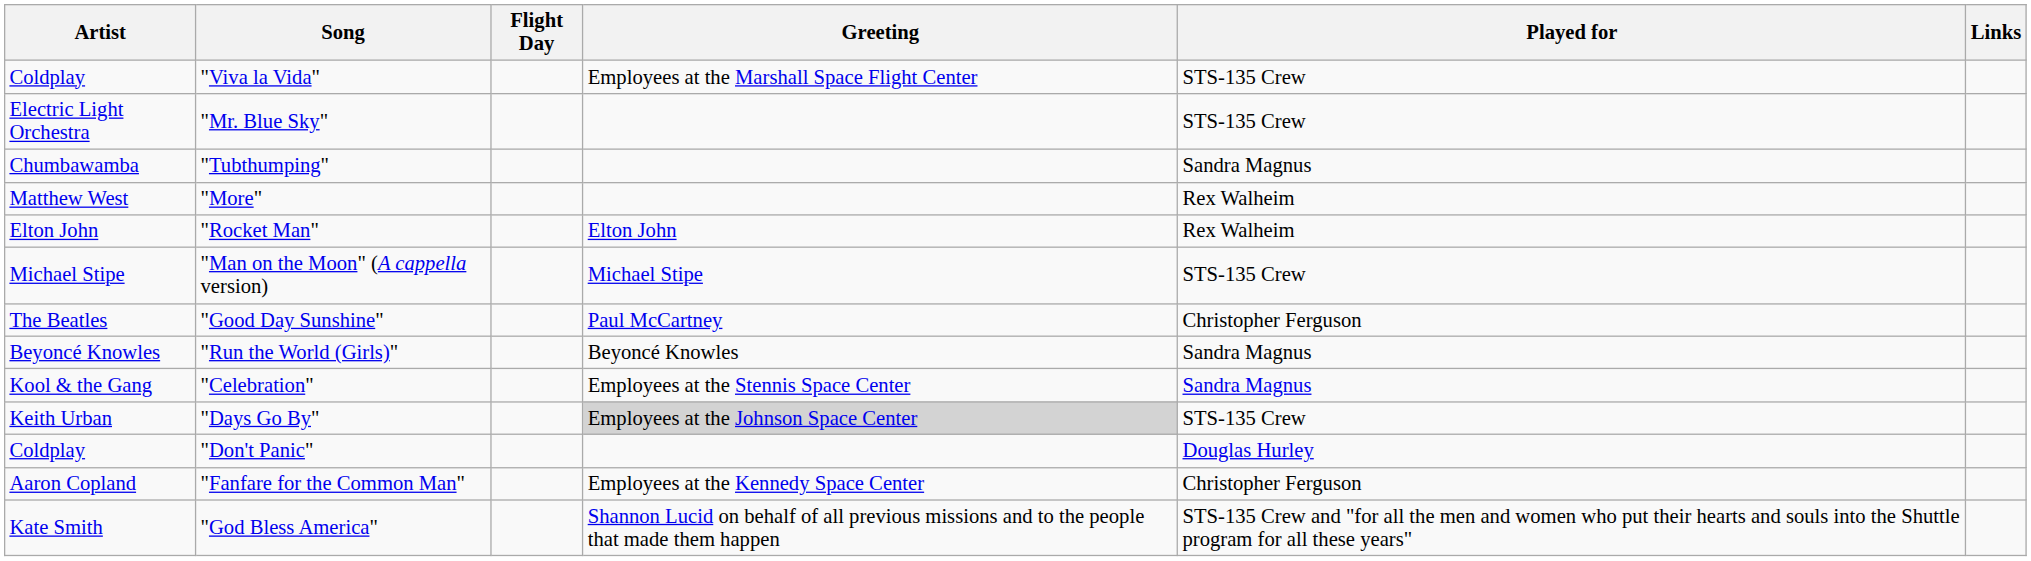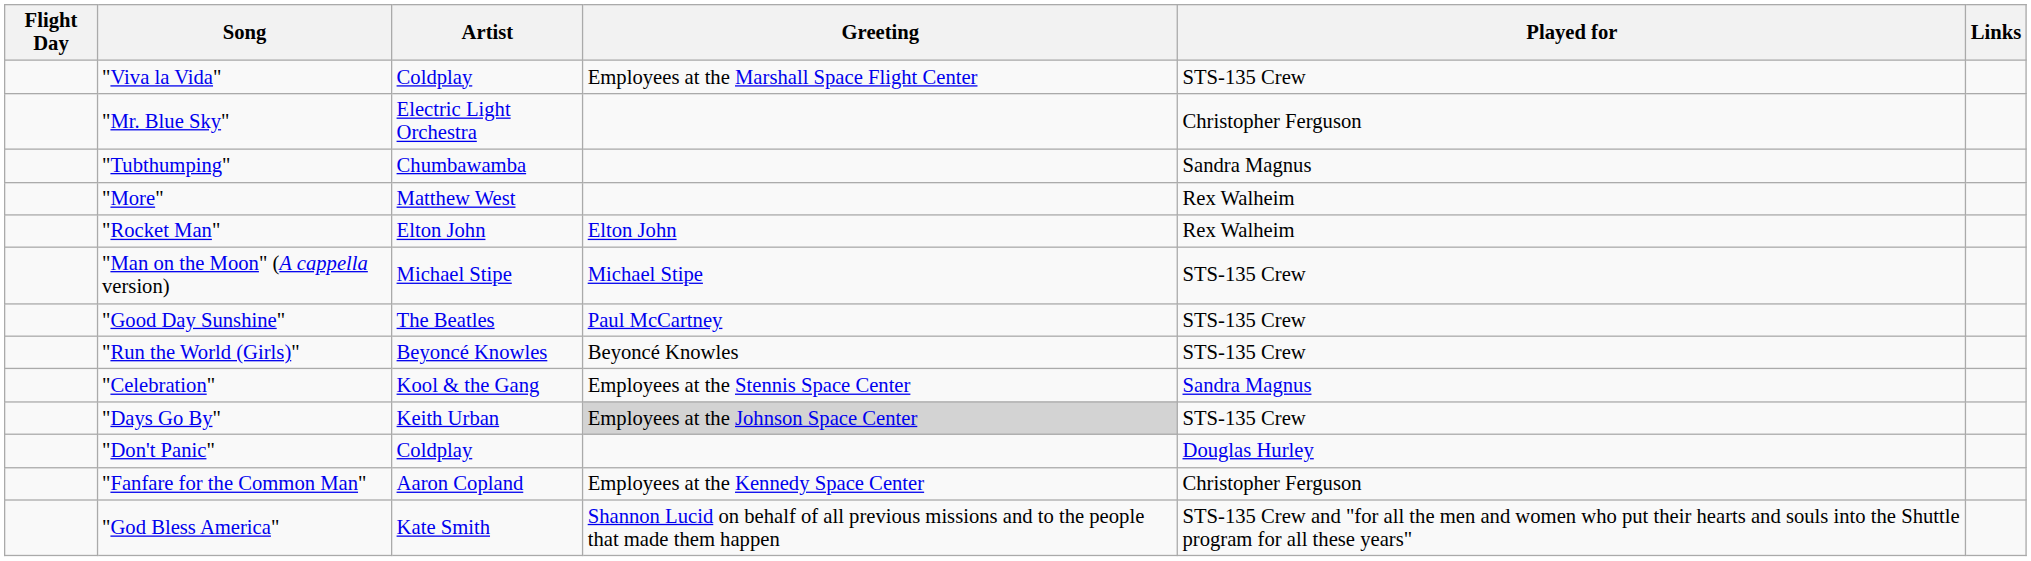columns swapped: (537, 32) <-> (100, 32)
(1244, 121) STS-135 Crew -> (1272, 121) Christopher Ferguson
(1272, 319) Christopher Ferguson -> (1244, 319) STS-135 Crew
(1247, 352) Sandra Magnus -> (1244, 352) STS-135 Crew
